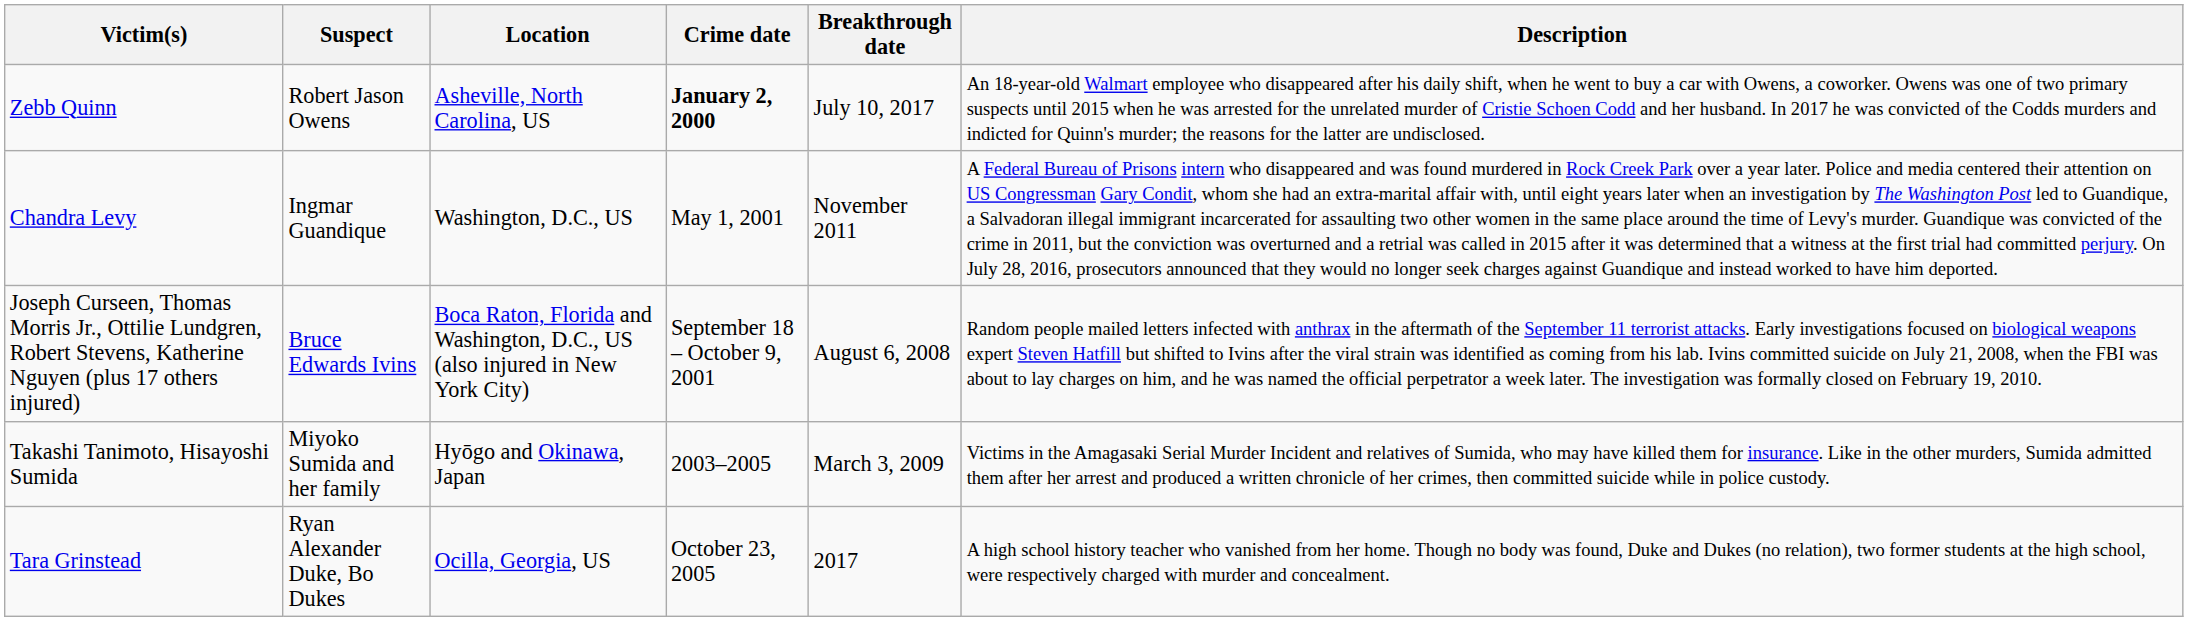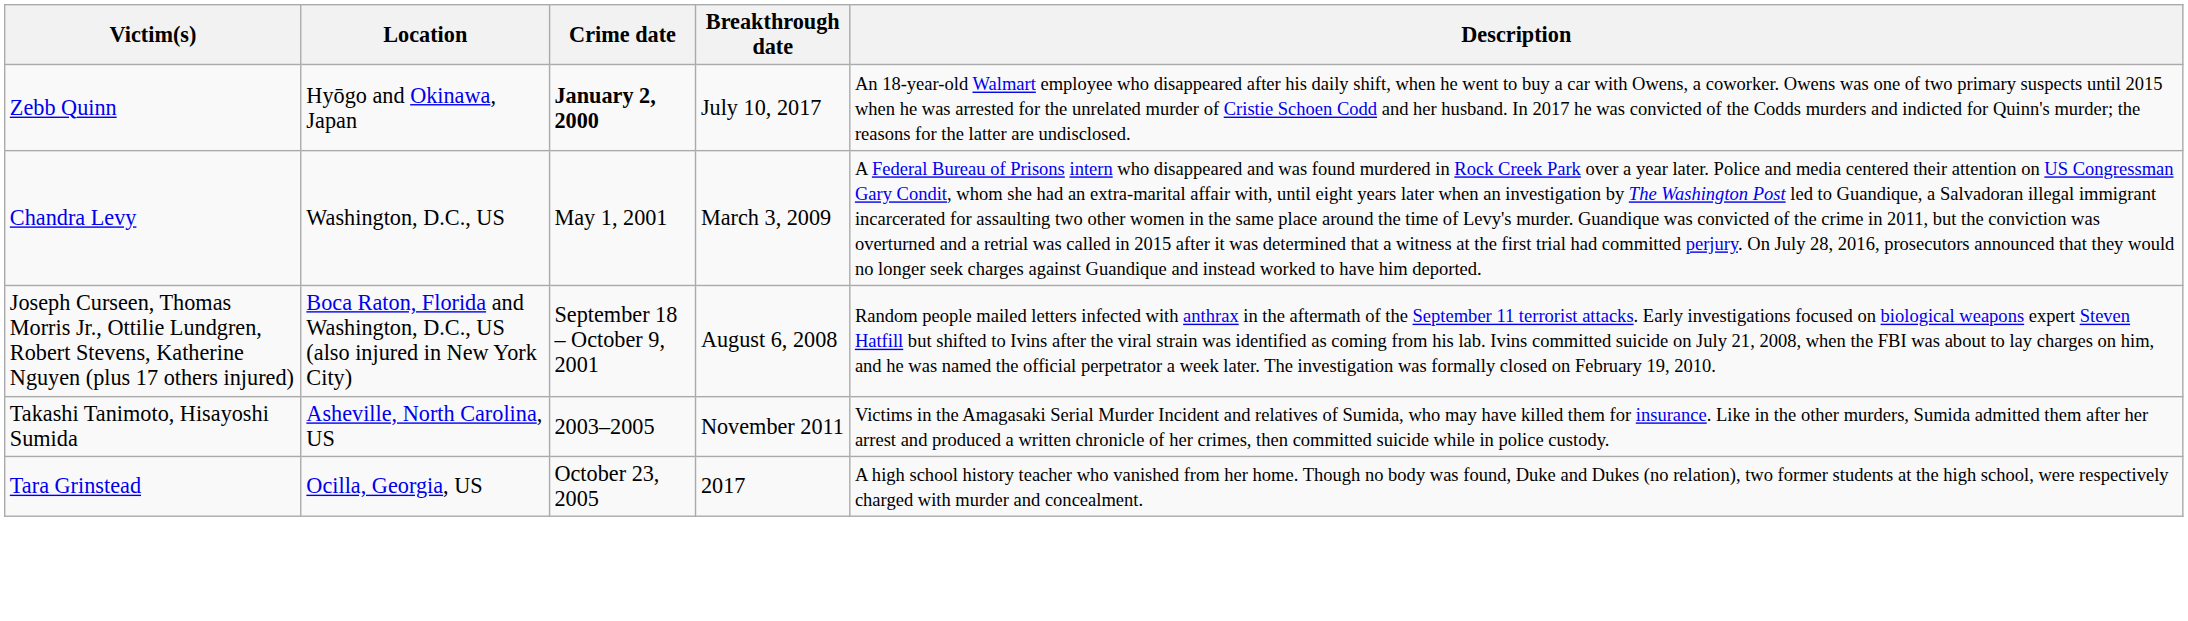- column: (356, 34)
(509, 107) Asheville, North Carolina, US -> (401, 107) Hyōgo and Okinawa, Japan
(861, 217) November 2011 -> (766, 217) March 3, 2009
(529, 463) Hyōgo and Okinawa, Japan -> (424, 425) Asheville, North Carolina, US
(879, 463) March 3, 2009 -> (772, 425) November 2011
